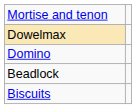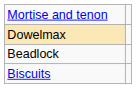- row: (29, 54)
